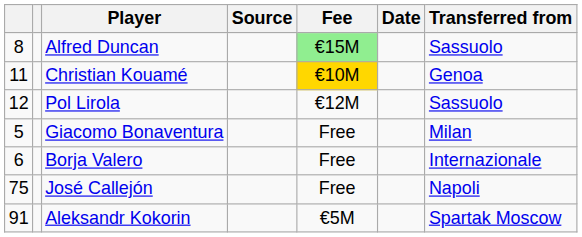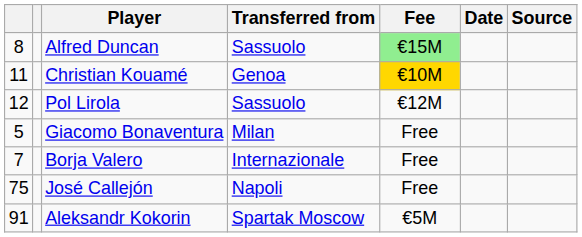columns swapped: (501, 18) <-> (262, 18)
(19, 160) 6 -> (19, 160) 7
